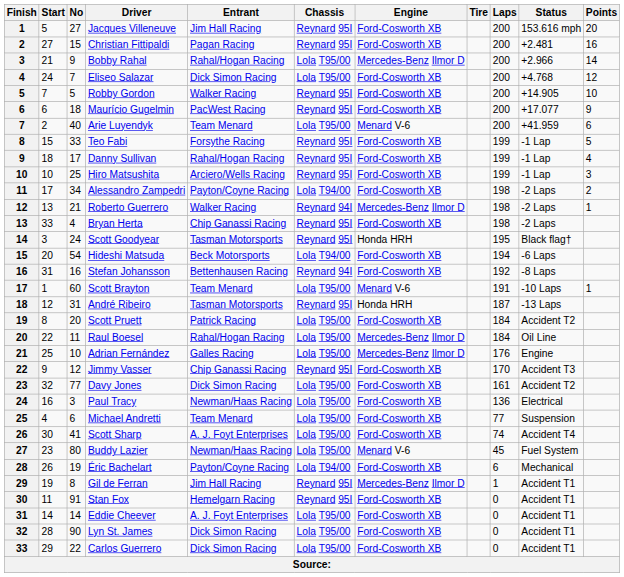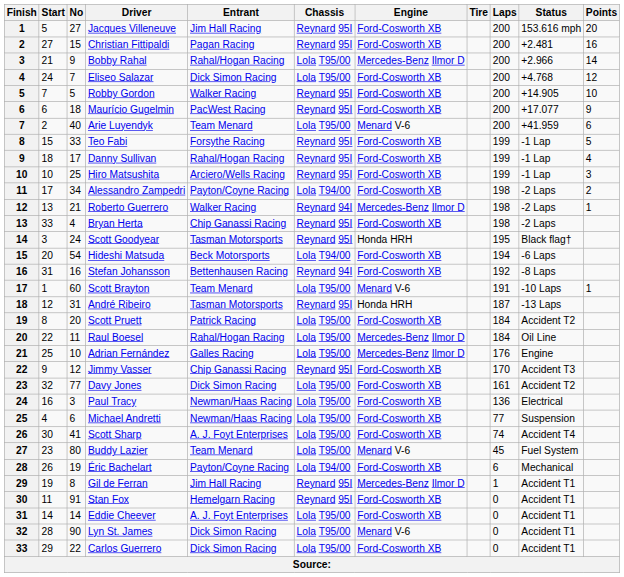(221, 418) Team Menard -> (241, 418) Newman/Haas Racing
(241, 451) Newman/Haas Racing -> (221, 451) Team Menard
(399, 532) Ford-Cosworth XB -> (384, 532) Menard V-6
